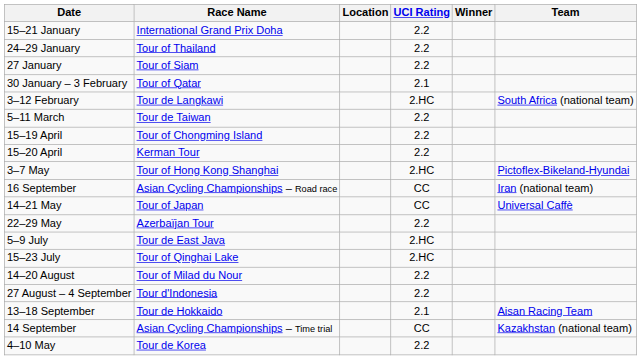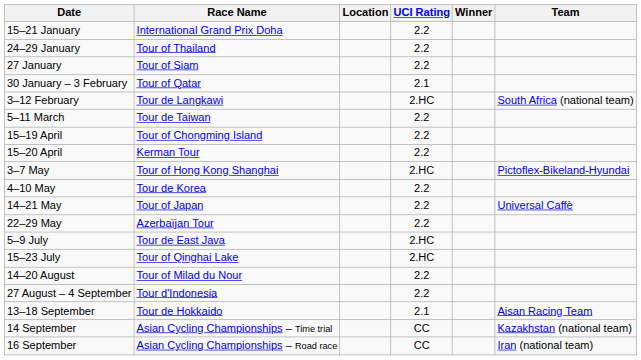rows swapped: (31, 345) <-> (42, 188)
(422, 205) CC -> (422, 205) 2.2
